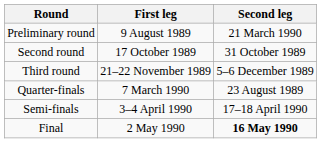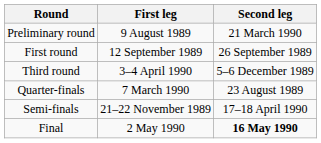+ row: (51, 52)
- row: (51, 52)
(156, 71) 21–22 November 1989 -> (156, 71) 3–4 April 1990
(156, 109) 3–4 April 1990 -> (156, 109) 21–22 November 1989
